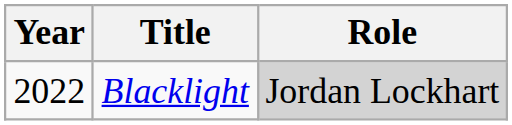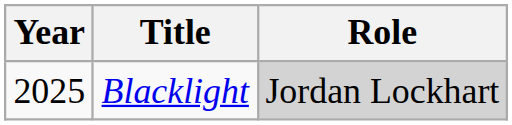(49, 89) 2022 -> (49, 89) 2025
